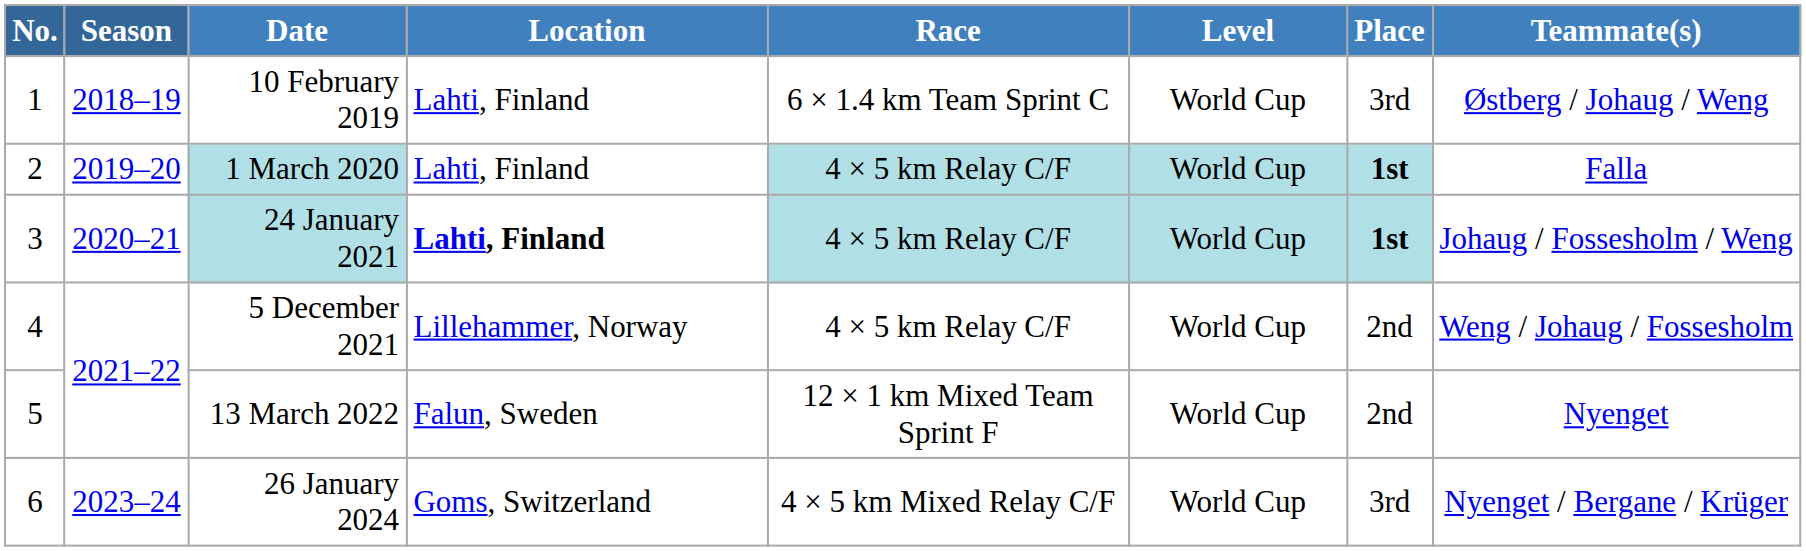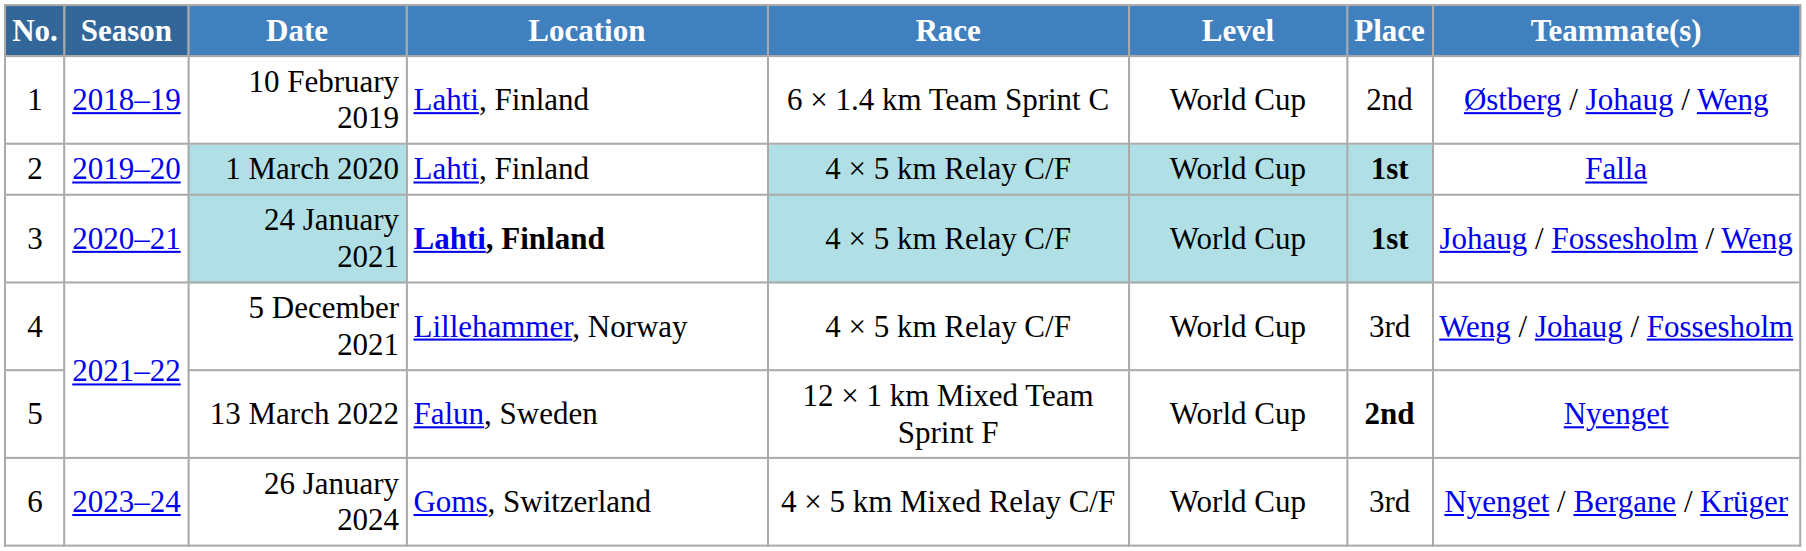(1390, 99) 3rd -> (1390, 99) 2nd
(1390, 326) 2nd -> (1390, 326) 3rd
(1390, 414) normal -> (1390, 414) bold
